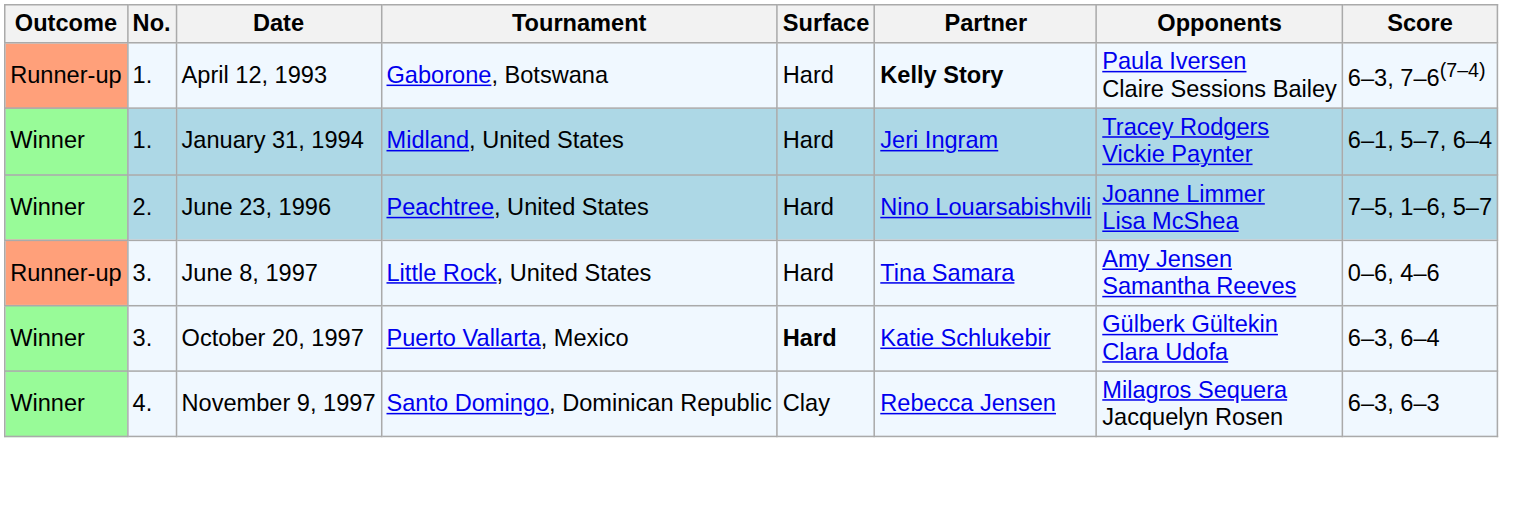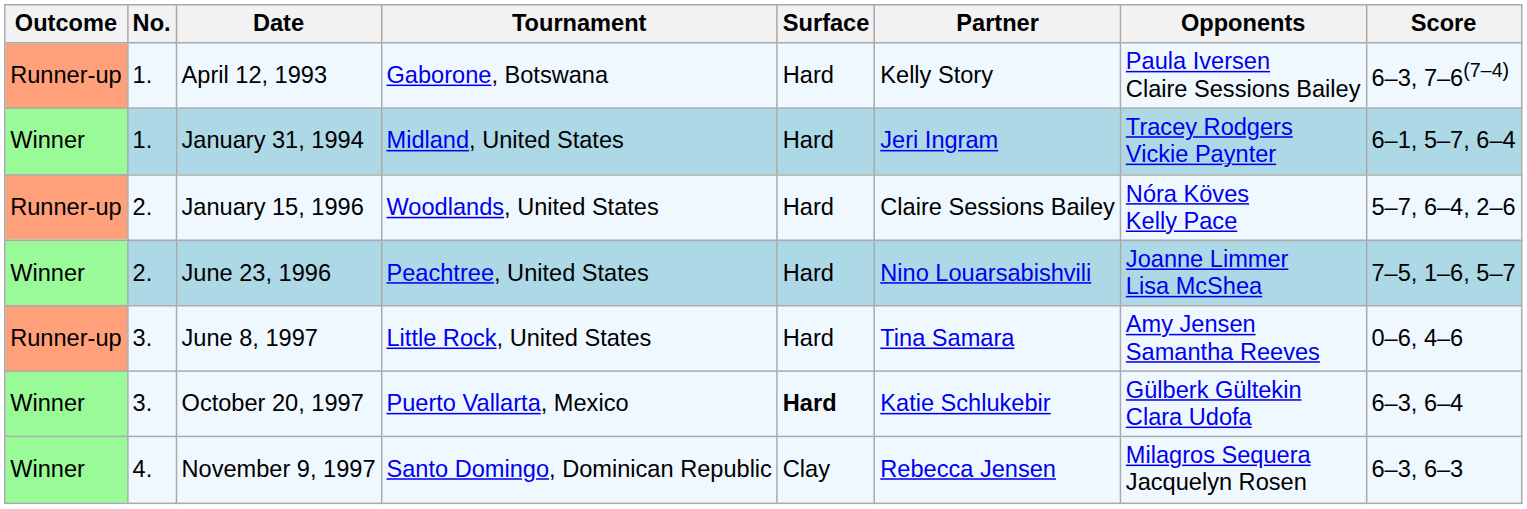(942, 75) bold -> (937, 75) normal
+ row: (273, 206)
